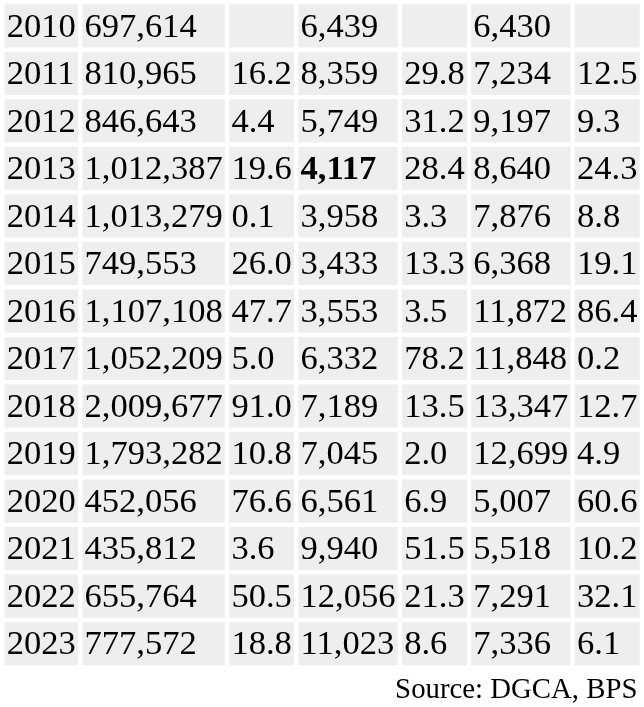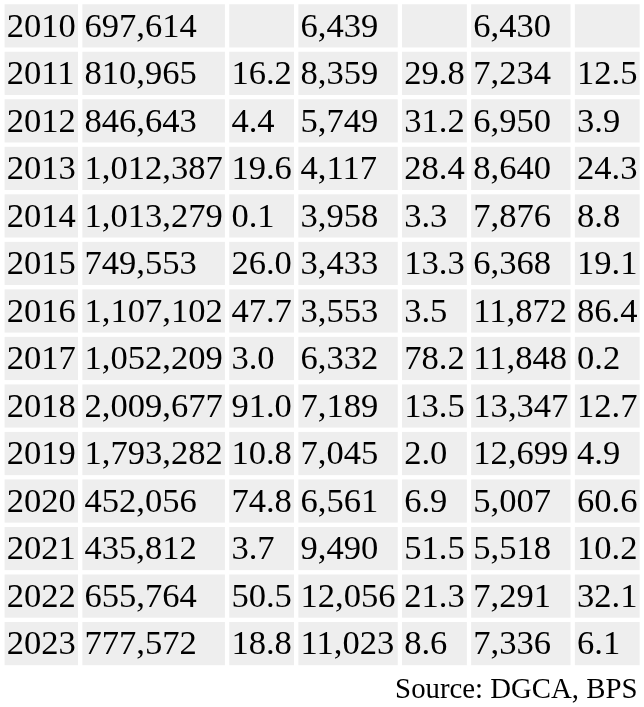(512, 120) 9,197 -> (512, 120) 6,950
(599, 120) 9.3 -> (599, 120) 3.9
(338, 167) bold -> (339, 167) normal
(154, 310) 1,107,108 -> (154, 310) 1,107,102
(253, 357) 5.0 -> (253, 357) 3.0
(262, 500) 76.6 -> (262, 500) 74.8
(253, 547) 3.6 -> (253, 547) 3.7
(339, 547) 9,940 -> (339, 547) 9,490
